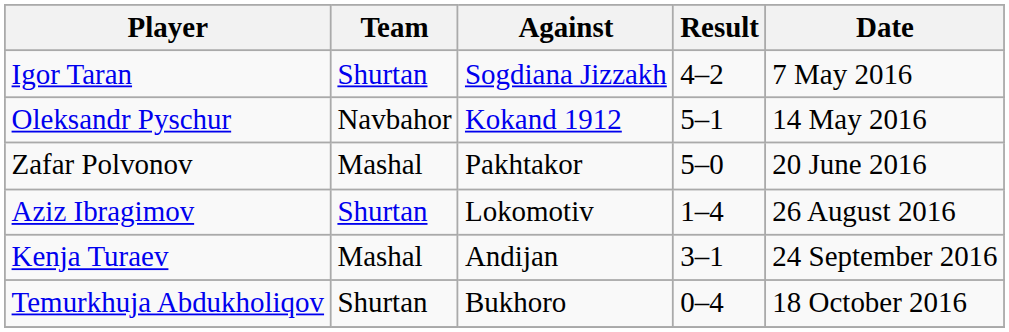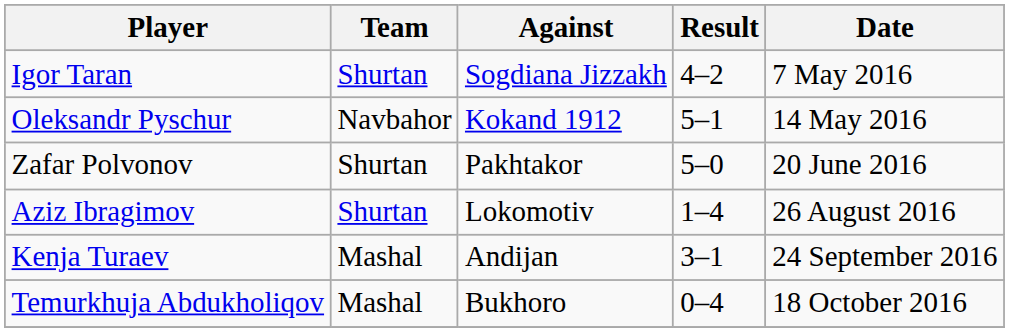(380, 165) Mashal -> (382, 165) Shurtan
(382, 303) Shurtan -> (380, 303) Mashal
